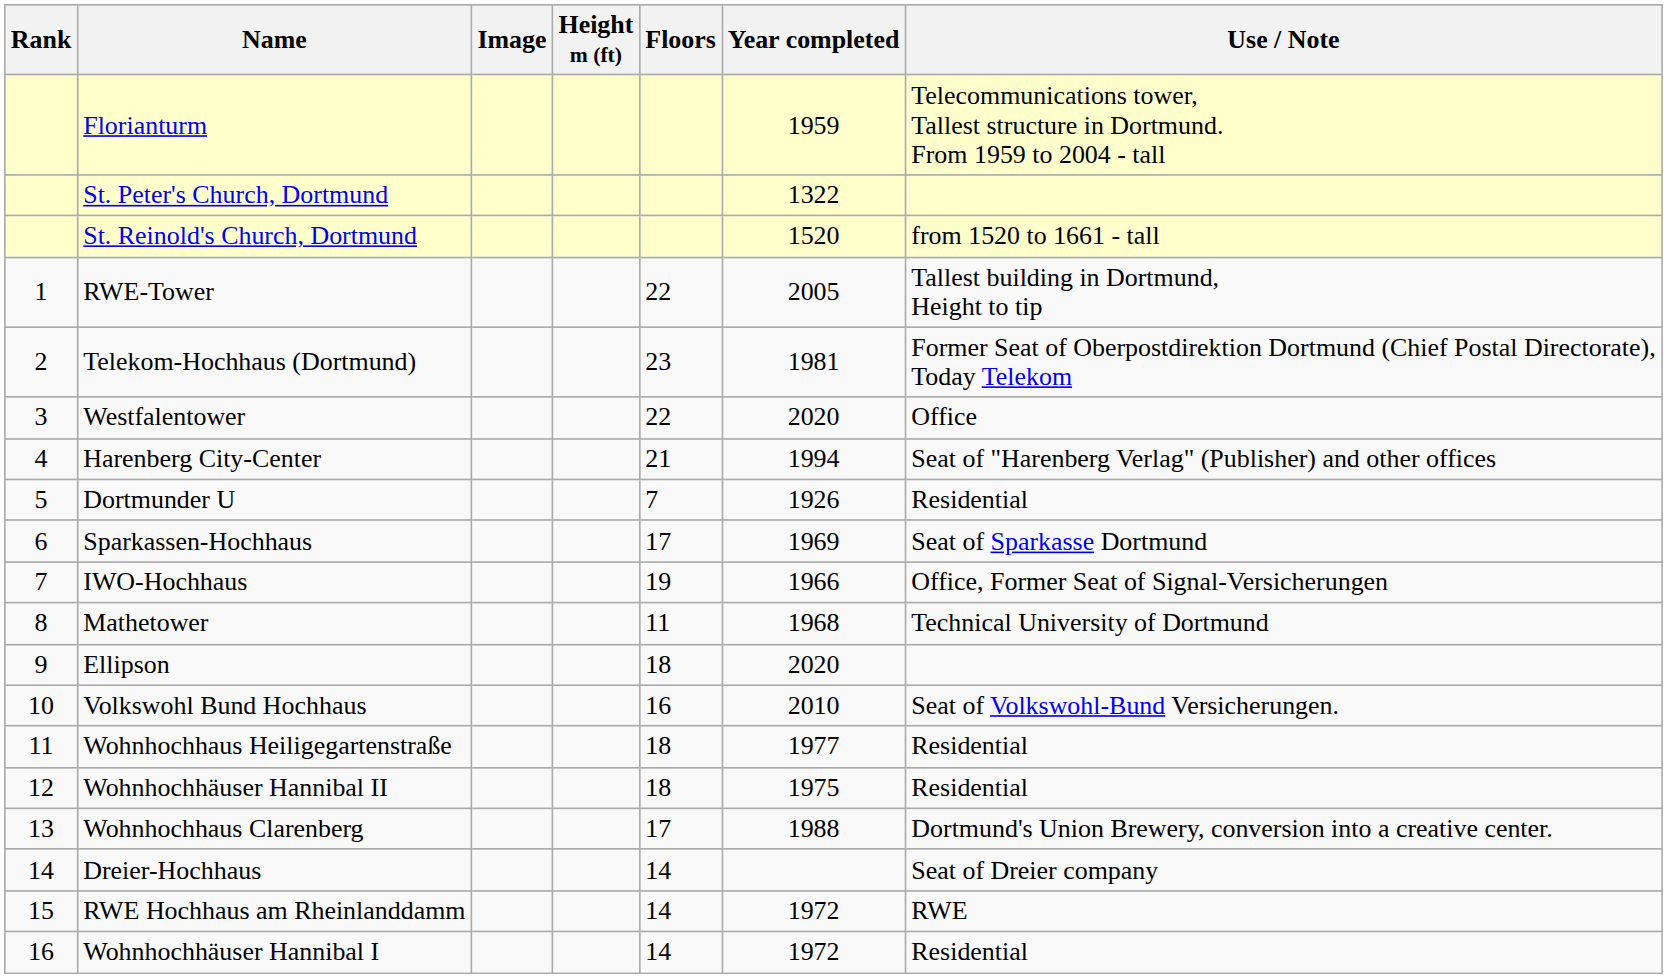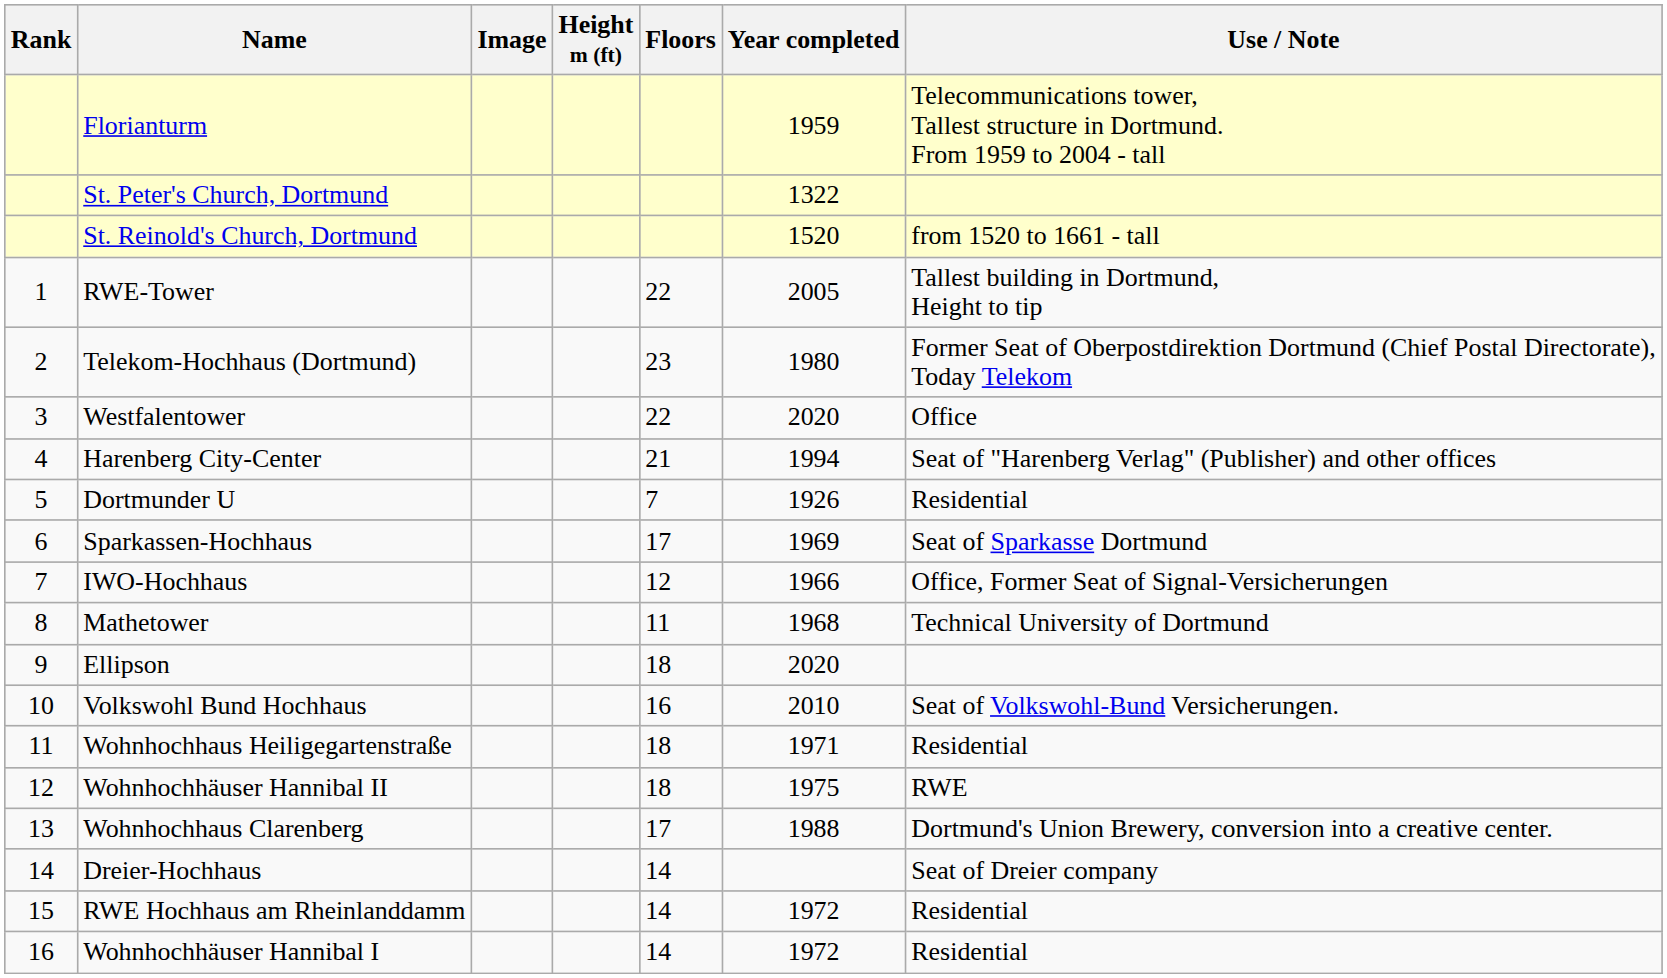(814, 361) 1981 -> (814, 361) 1980
(658, 581) 19 -> (658, 581) 12
(814, 746) 1977 -> (814, 746) 1971
(970, 787) Residential -> (939, 787) RWE
(939, 910) RWE -> (970, 910) Residential
